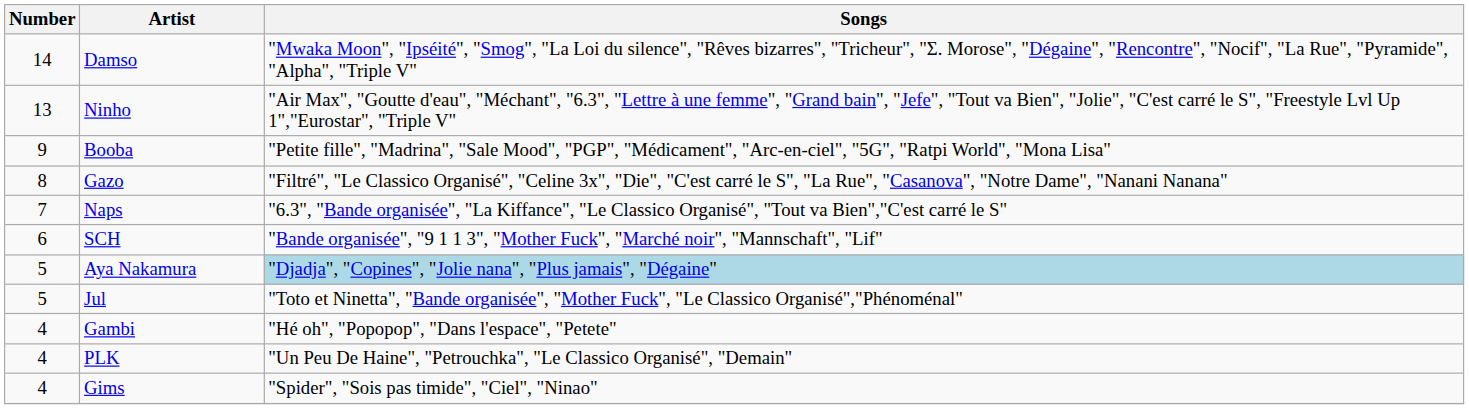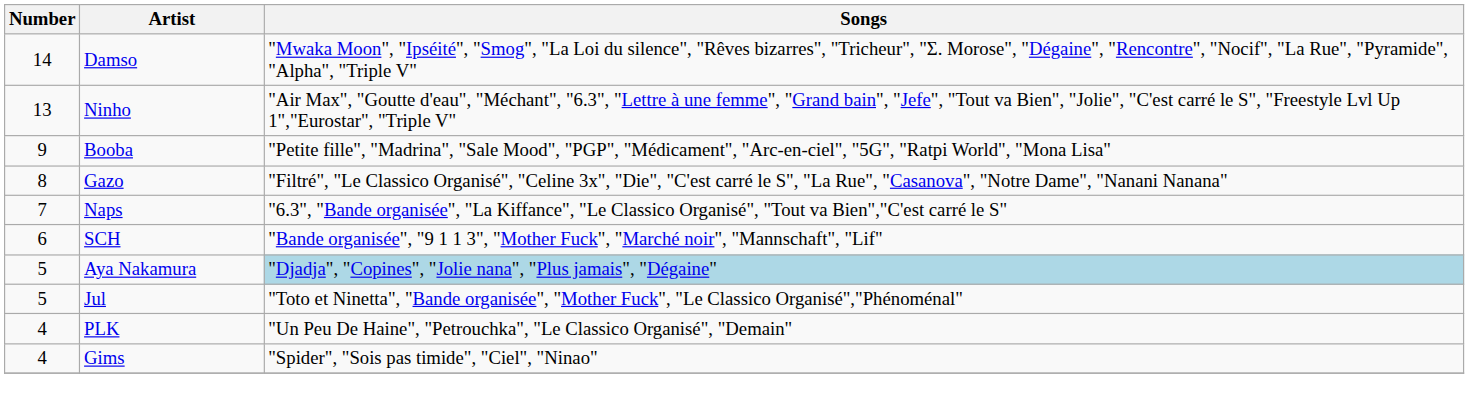- row: (110, 328)
